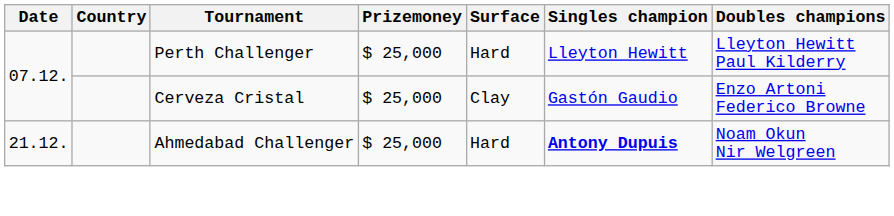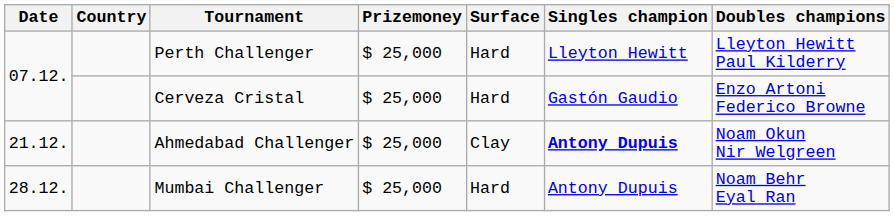(490, 98) Clay -> (490, 98) Hard
(490, 143) Hard -> (490, 143) Clay
+ row: (239, 188)
